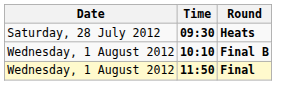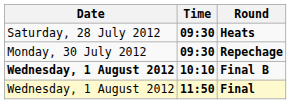+ row: (252, 52)
(91, 52) normal -> (91, 70) bold
